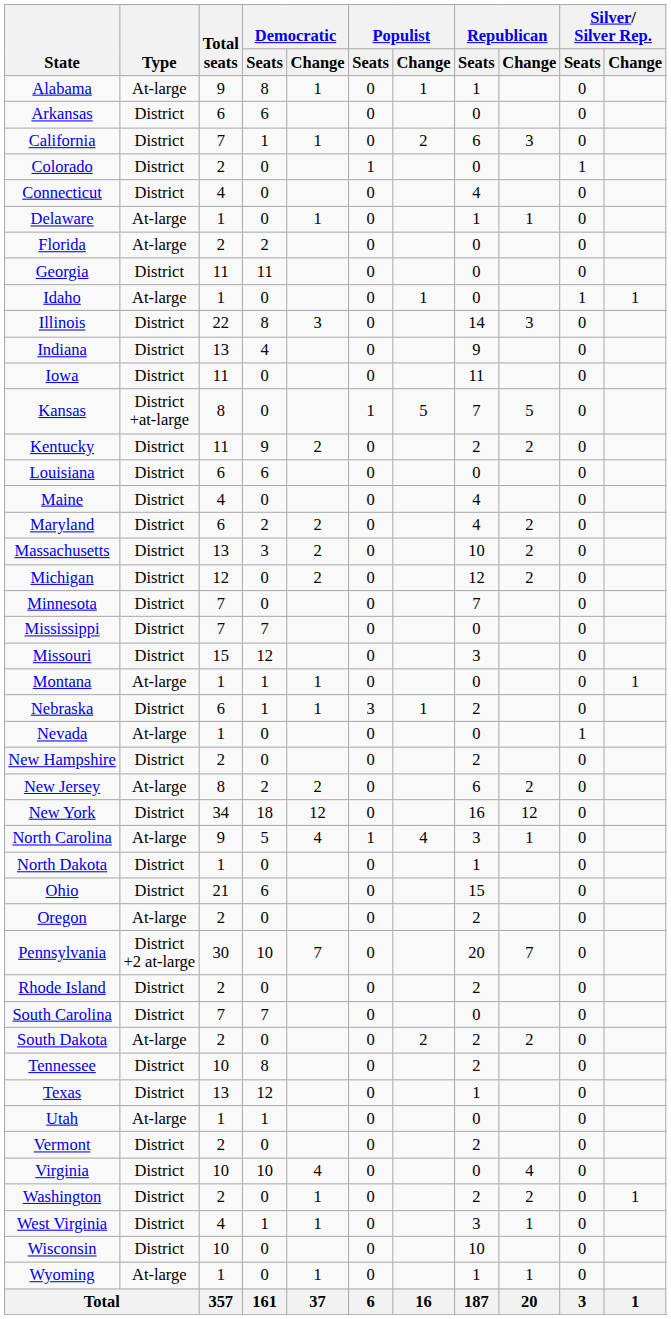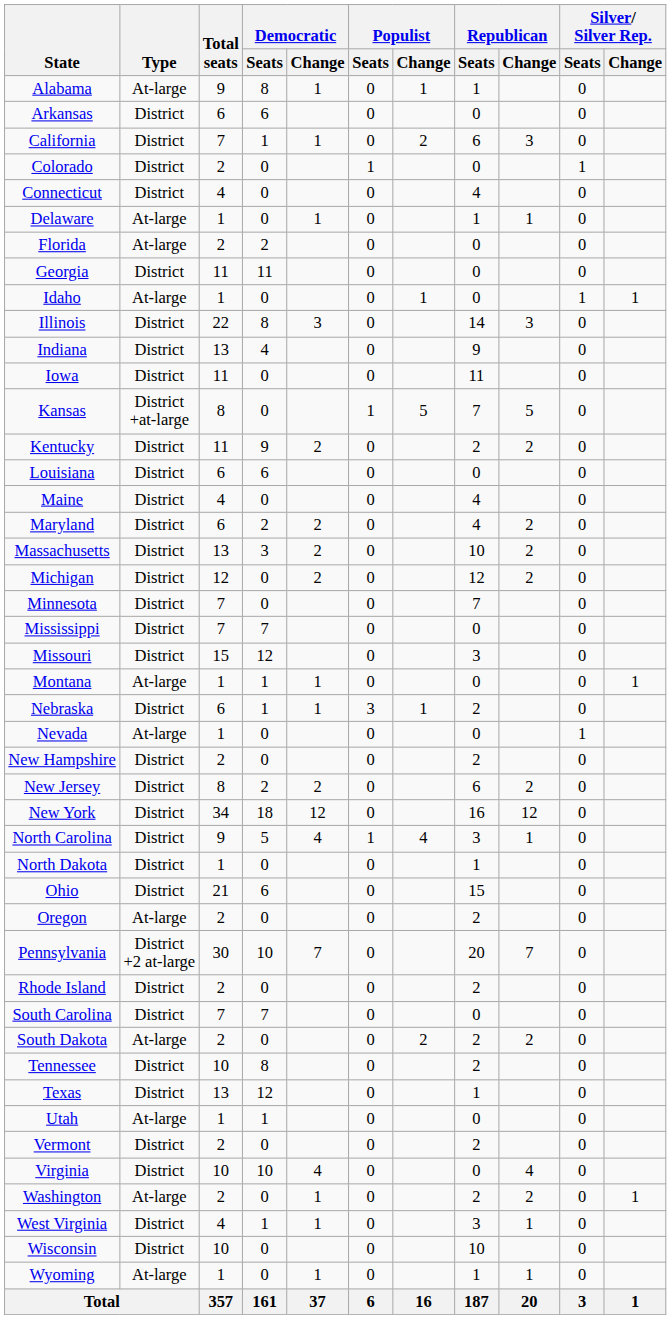(159, 786) At-large -> (159, 786) District
(159, 838) At-large -> (159, 838) District
(159, 1197) District -> (159, 1197) At-large
